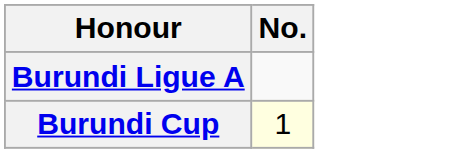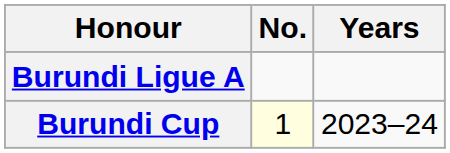+ column: (379, 28)
